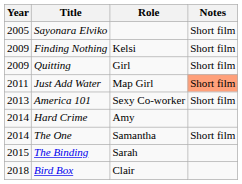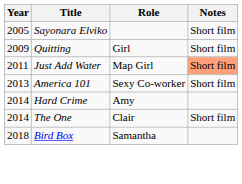- row: (71, 48)
(134, 135) Samantha -> (123, 118) Clair
- row: (61, 153)
(123, 170) Clair -> (134, 135) Samantha
